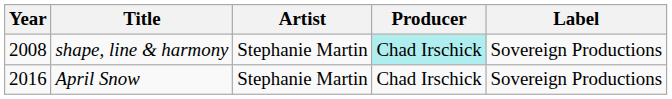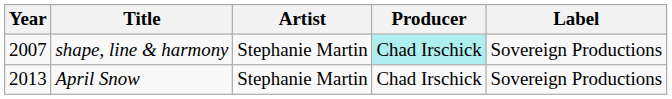(28, 49) 2008 -> (28, 49) 2007
(28, 79) 2016 -> (28, 79) 2013
